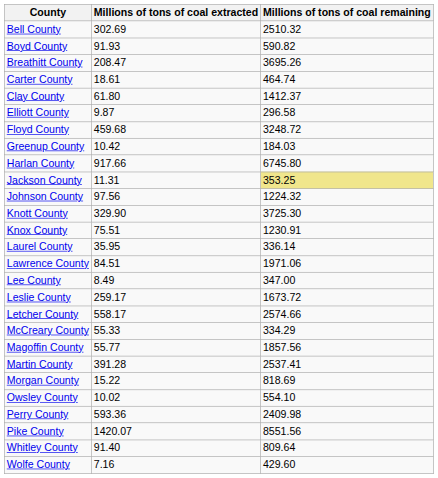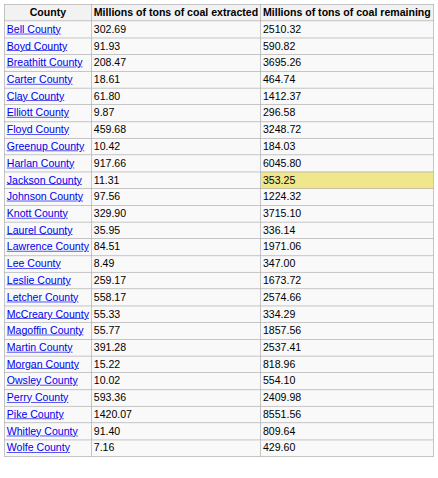(282, 163) 6745.80 -> (282, 163) 6045.80
(282, 213) 3725.30 -> (282, 213) 3715.10
- row: (37, 230)
(279, 381) 818.69 -> (279, 364) 818.96
